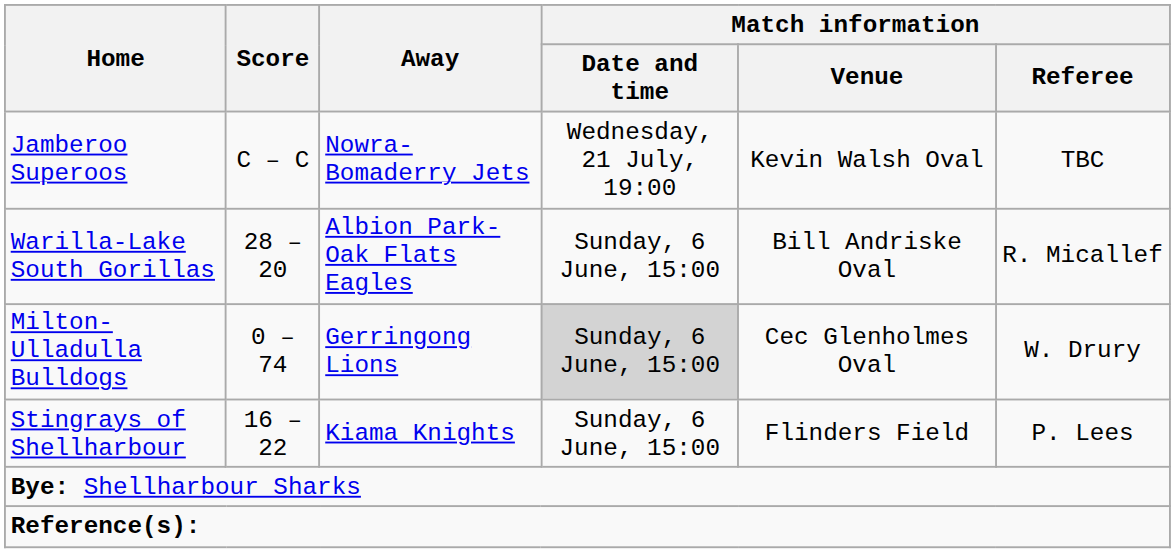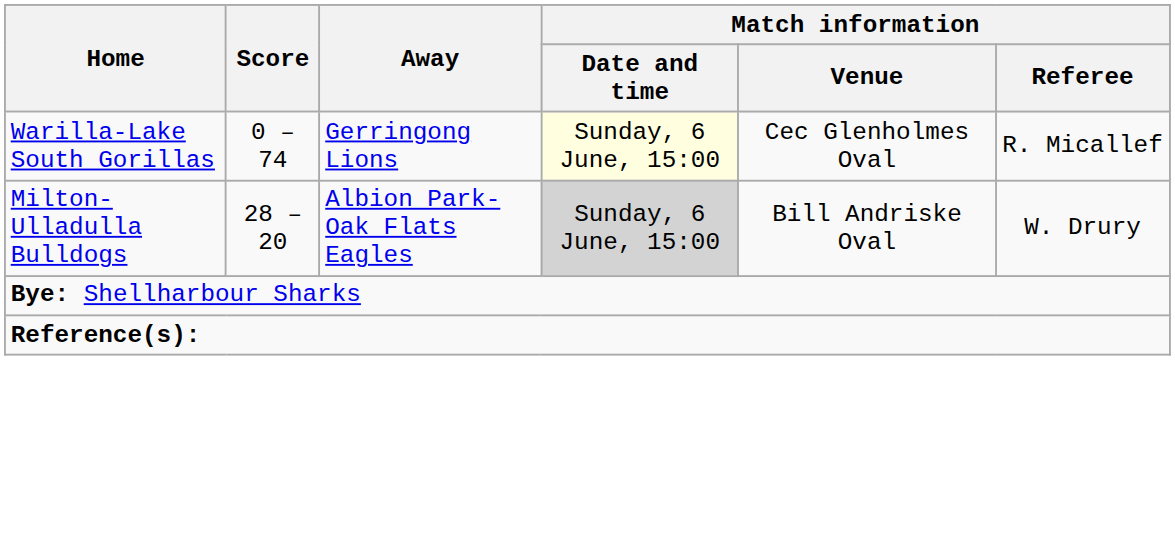- row: (69, 160)
(273, 256) 28 – 20 -> (273, 146) 0 – 74
(413, 256) Albion Park-Oak Flats Eagles -> (398, 146) Gerringong Lions
(640, 256) no background -> (640, 146) lightyellow background
(867, 256) Bill Andriske Oval -> (867, 146) Cec Glenholmes Oval
(273, 352) 0 – 74 -> (273, 228) 28 – 20
(398, 352) Gerringong Lions -> (413, 228) Albion Park-Oak Flats Eagles
(867, 352) Cec Glenholmes Oval -> (867, 228) Bill Andriske Oval
- row: (98, 433)
